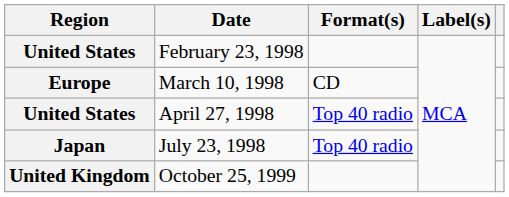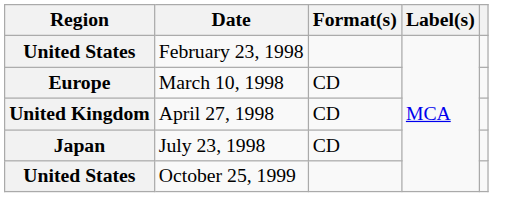(79, 113) United States -> (79, 113) United Kingdom
(363, 113) Top 40 radio -> (326, 113) CD
(363, 144) Top 40 radio -> (326, 144) CD
(79, 176) United Kingdom -> (79, 176) United States
